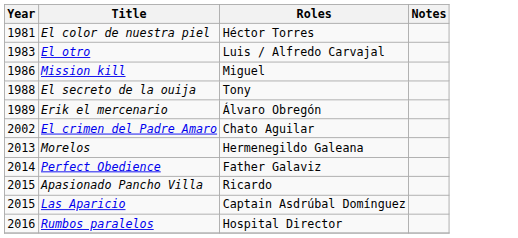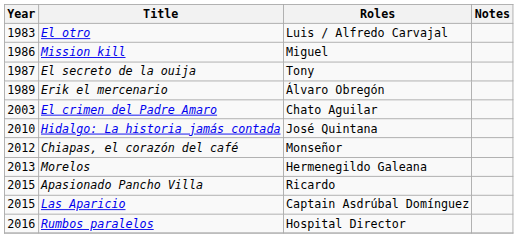- row: (126, 33)
(21, 90) 1988 -> (21, 71) 1987
(21, 128) 2002 -> (21, 109) 2003
+ row: (161, 128)
+ row: (140, 147)
- row: (101, 167)
